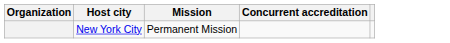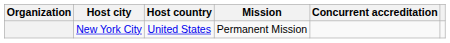+ column: (179, 12)
